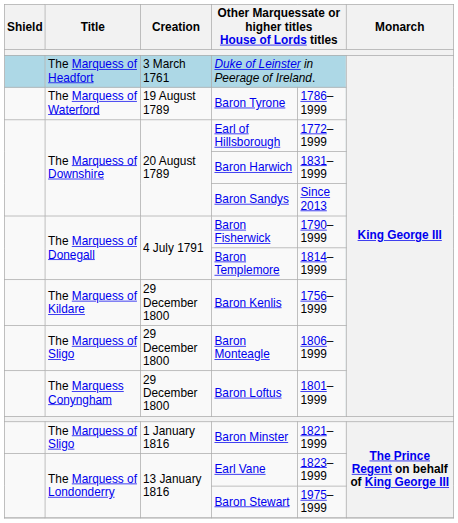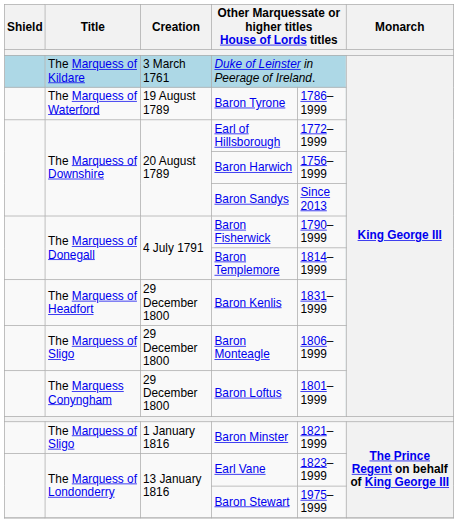(93, 71) The Marquess of Headfort -> (93, 71) The Marquess of Kildare
(317, 167) 1831–1999 -> (317, 167) 1756–1999
(93, 302) The Marquess of Kildare -> (93, 302) The Marquess of Headfort
(317, 302) 1756–1999 -> (317, 302) 1831–1999
